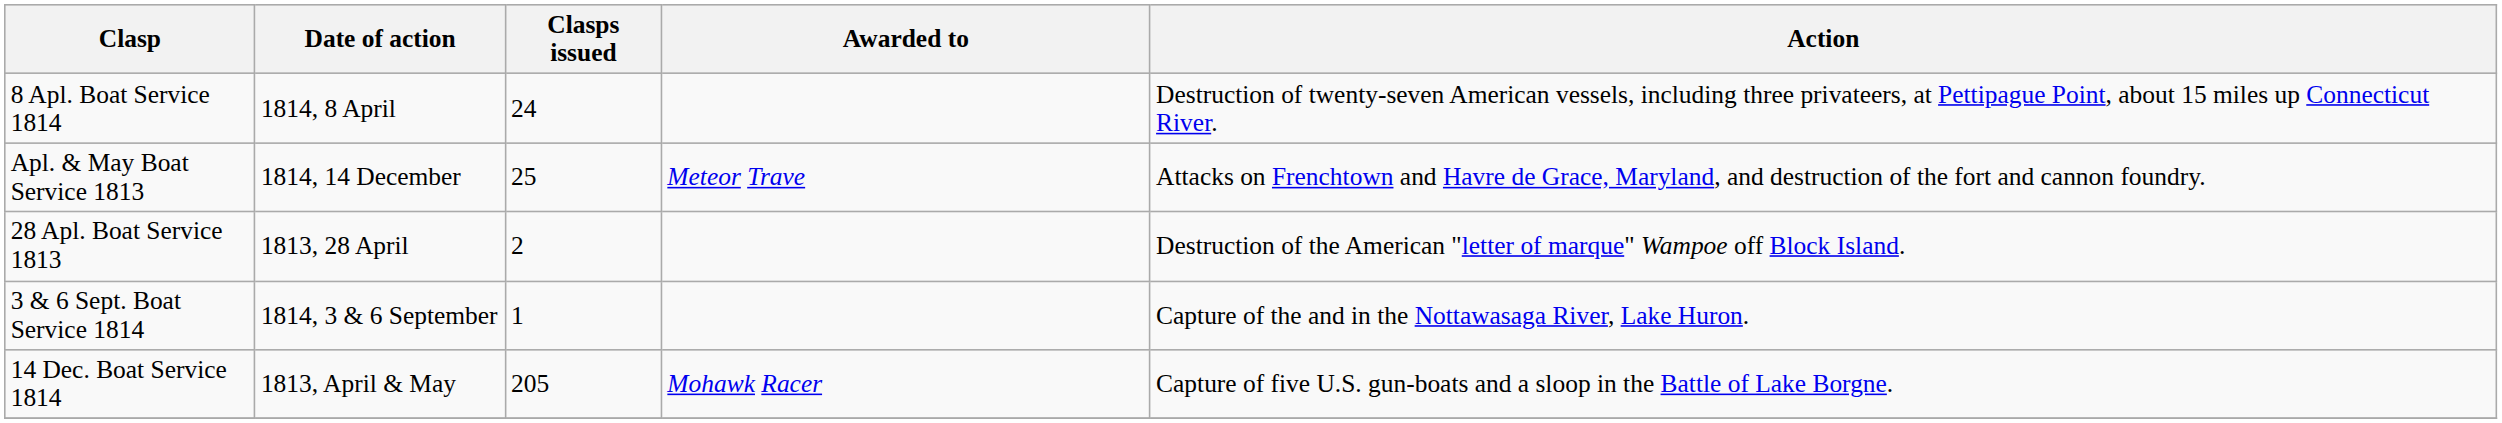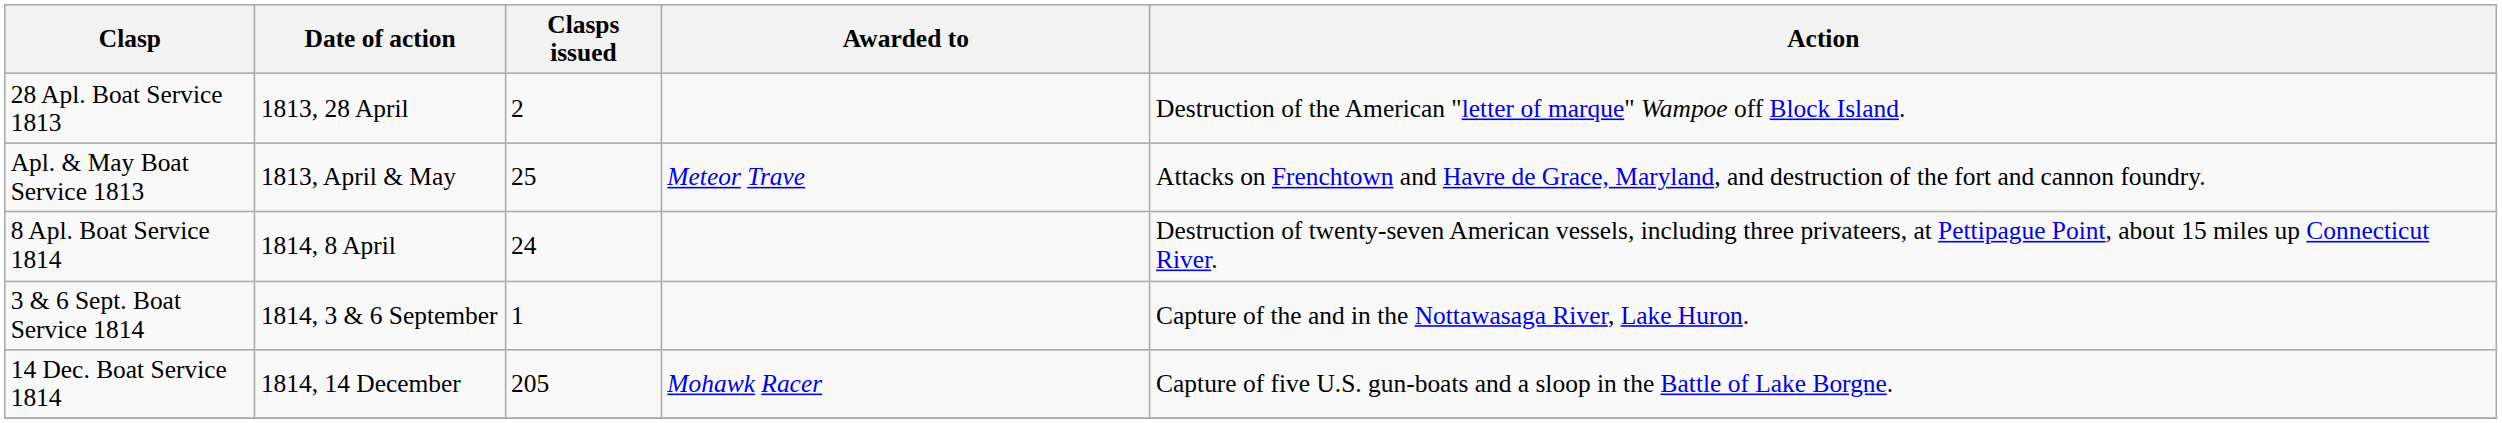rows swapped: (117, 245) <-> (110, 107)
(361, 176) 1814, 14 December -> (358, 176) 1813, April & May
(358, 383) 1813, April & May -> (361, 383) 1814, 14 December
